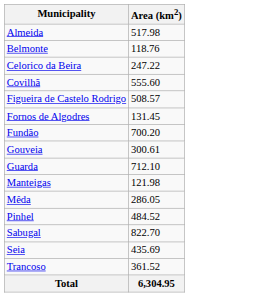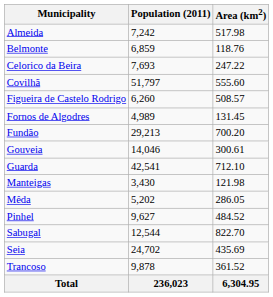+ column: (171, 14)
